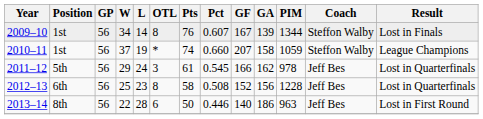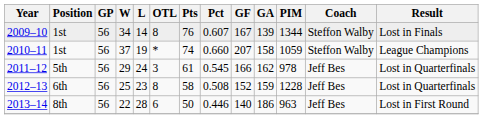(265, 86) 156 -> (265, 86) 159
